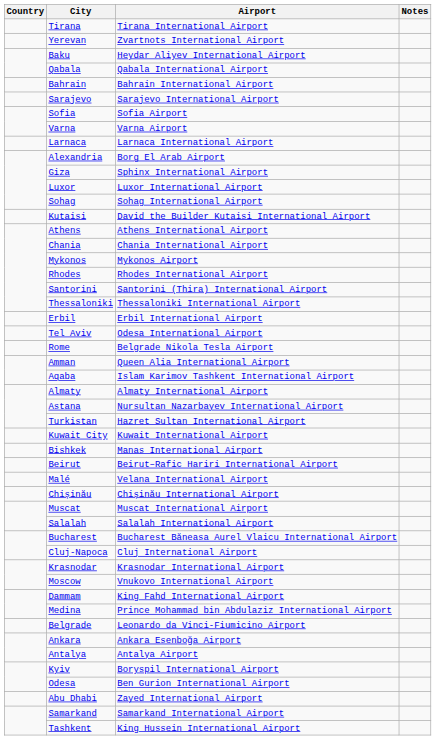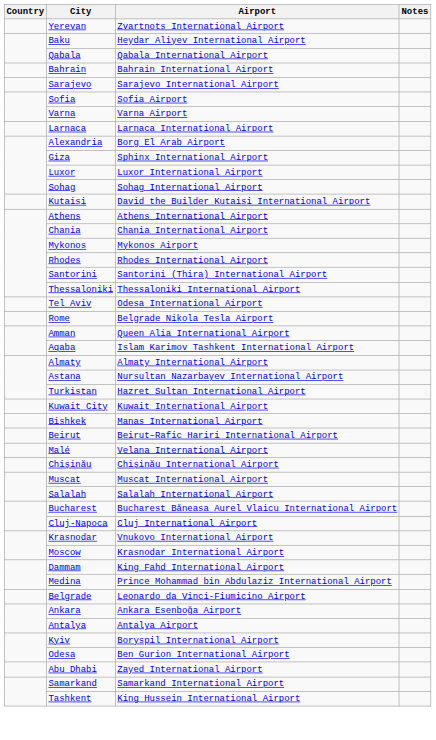- row: (65, 26)
- row: (62, 319)
(201, 567) Krasnodar International Airport -> (195, 538) Vnukovo International Airport
(195, 582) Vnukovo International Airport -> (201, 553) Krasnodar International Airport
